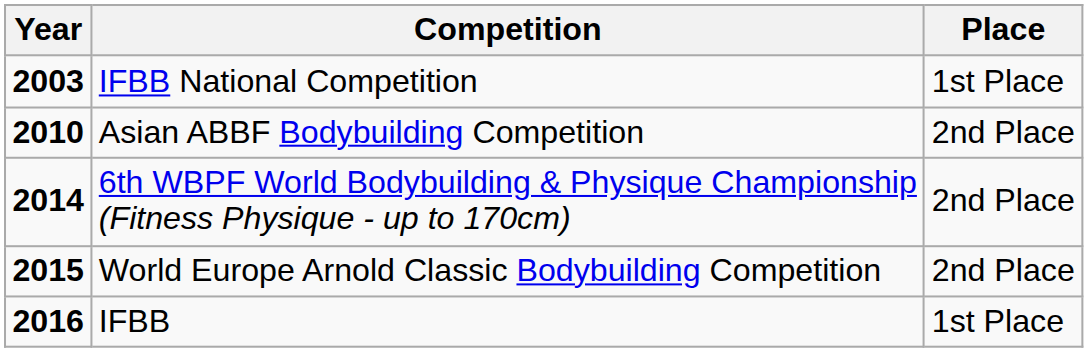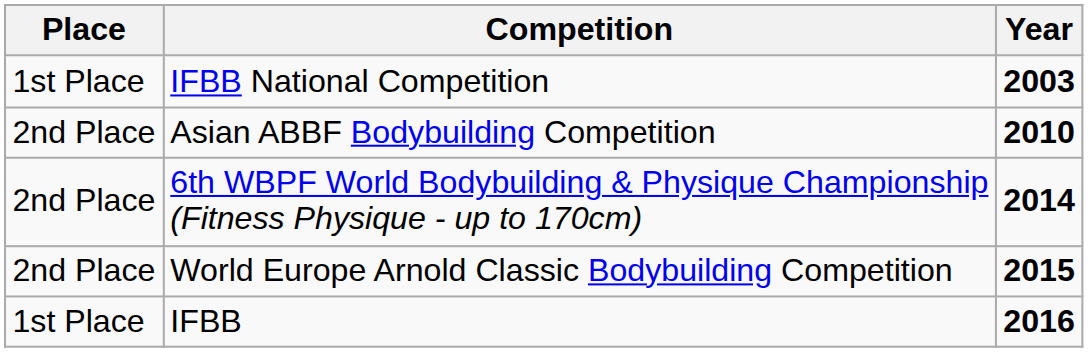columns swapped: (48, 30) <-> (1003, 30)
